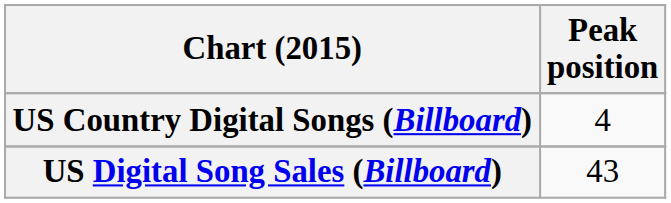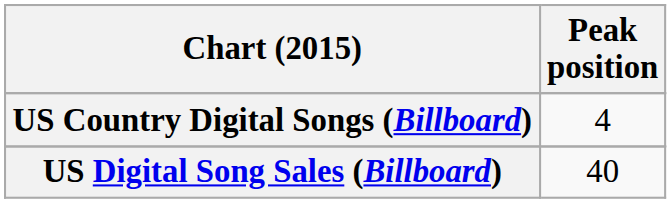(603, 171) 43 -> (603, 171) 40
